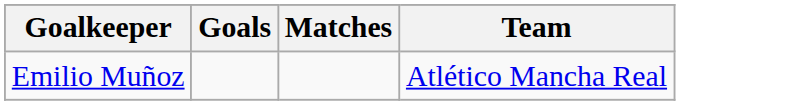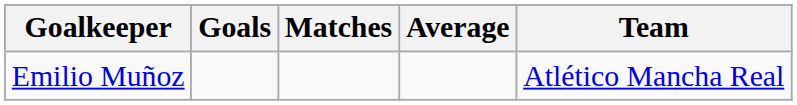+ column: (458, 28)
